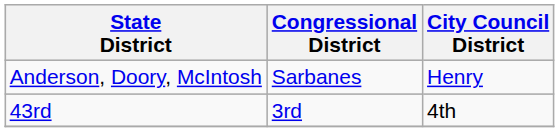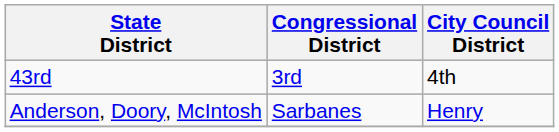rows swapped: (31, 110) <-> (136, 77)
